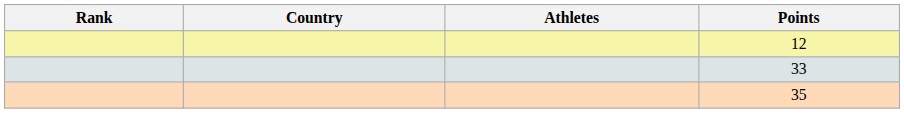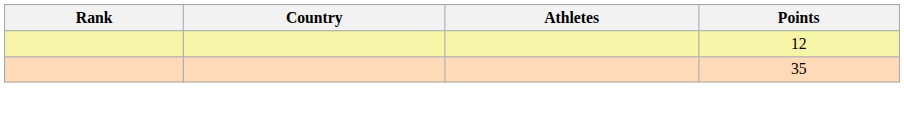- row: (799, 69)
